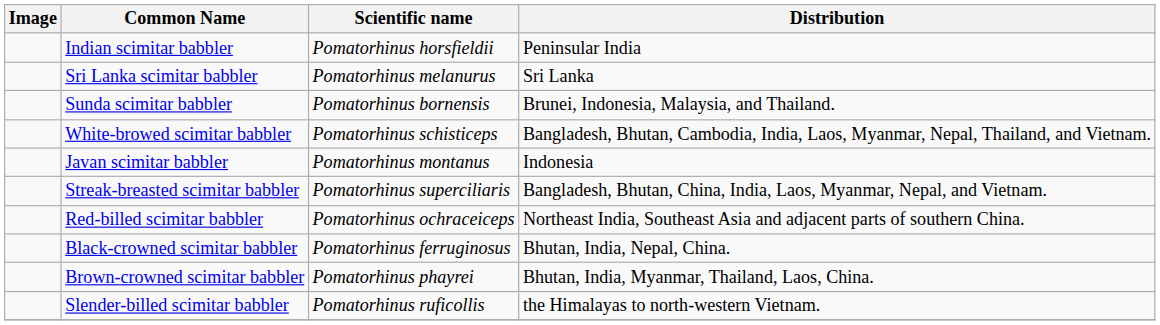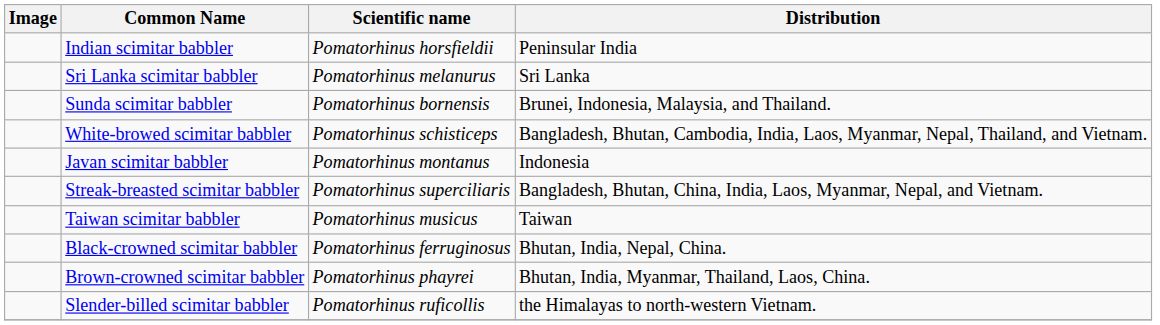+ row: (152, 219)
- row: (164, 219)
